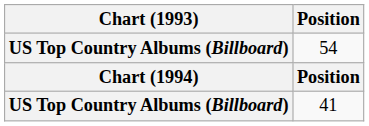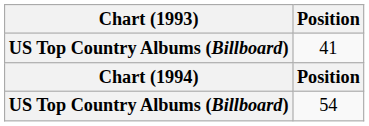rows swapped: (328, 47) <-> (328, 105)
